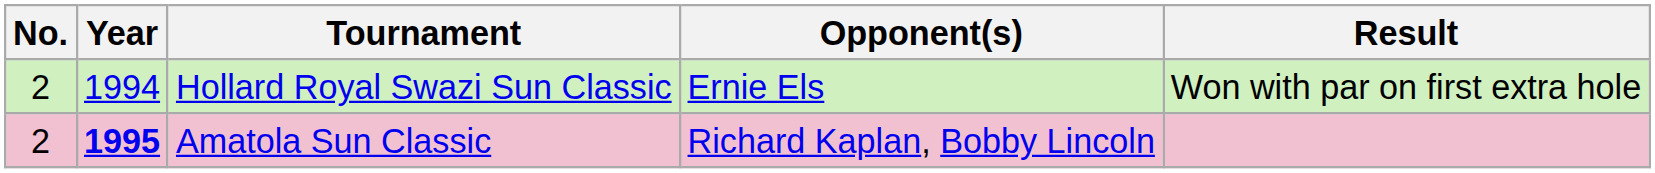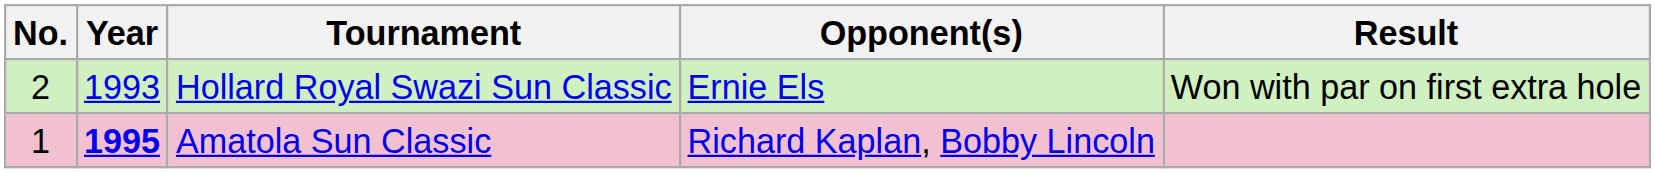(122, 87) 1994 -> (122, 87) 1993
(41, 141) 2 -> (41, 141) 1
